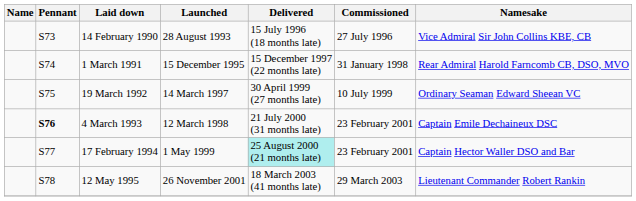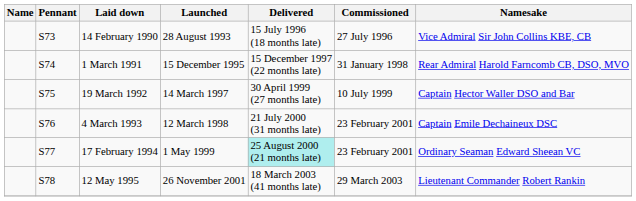(499, 94) Ordinary Seaman Edward Sheean VC -> (496, 94) Captain Hector Waller DSO and Bar
(47, 123) bold -> (47, 123) normal
(496, 152) Captain Hector Waller DSO and Bar -> (499, 152) Ordinary Seaman Edward Sheean VC
